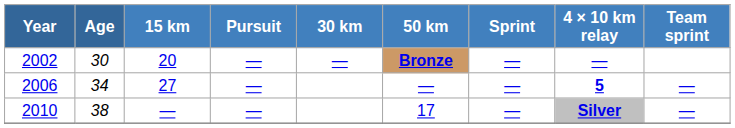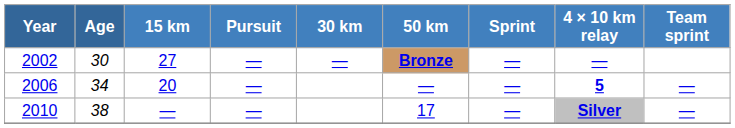(167, 60) 20 -> (167, 60) 27
(167, 86) 27 -> (167, 86) 20
